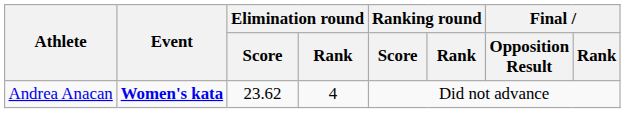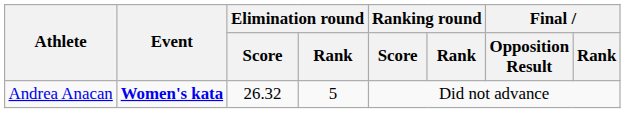(263, 94) 23.62 -> (263, 94) 26.32
(333, 94) 4 -> (333, 94) 5
